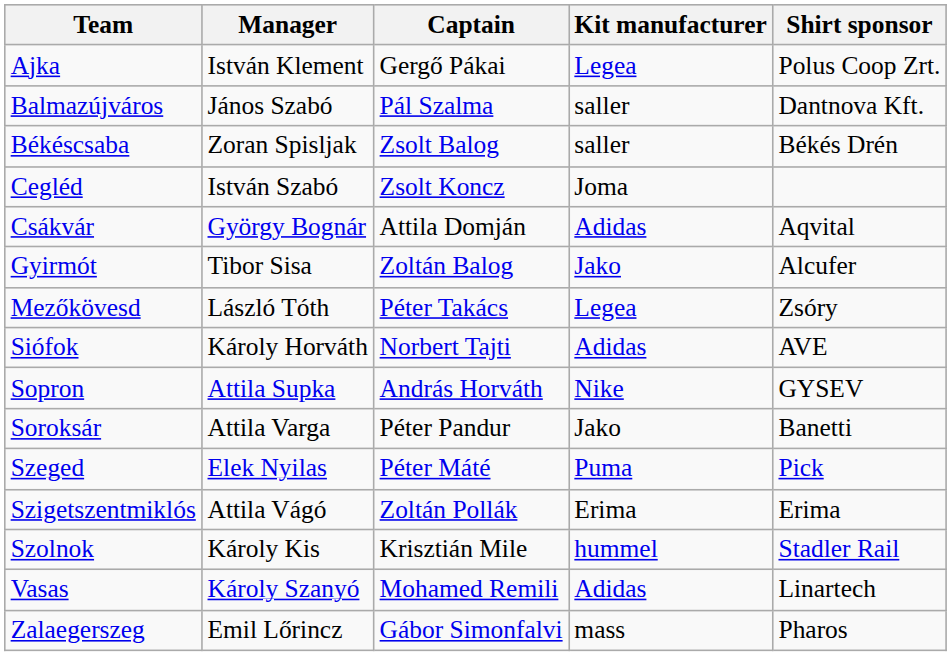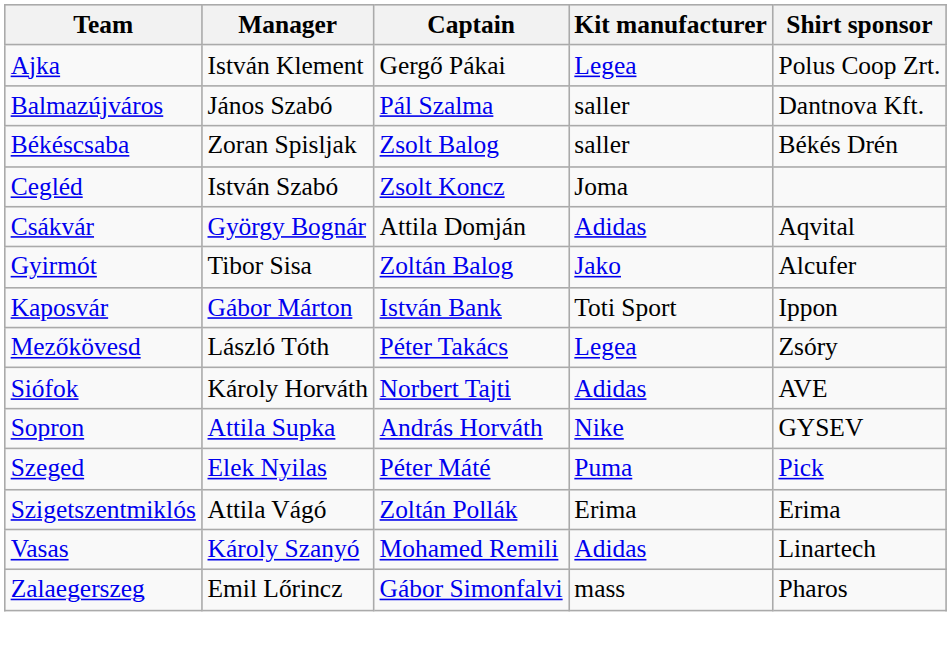+ row: (59, 307)
- row: (56, 428)
- row: (52, 549)
